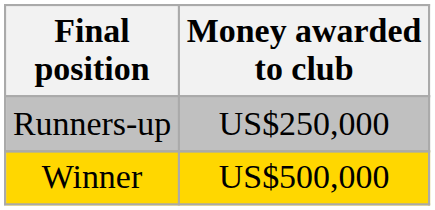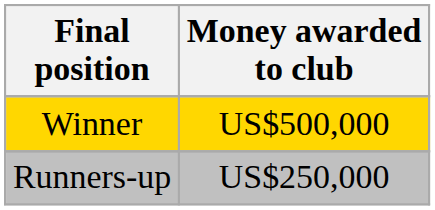rows swapped: (92, 177) <-> (92, 123)
